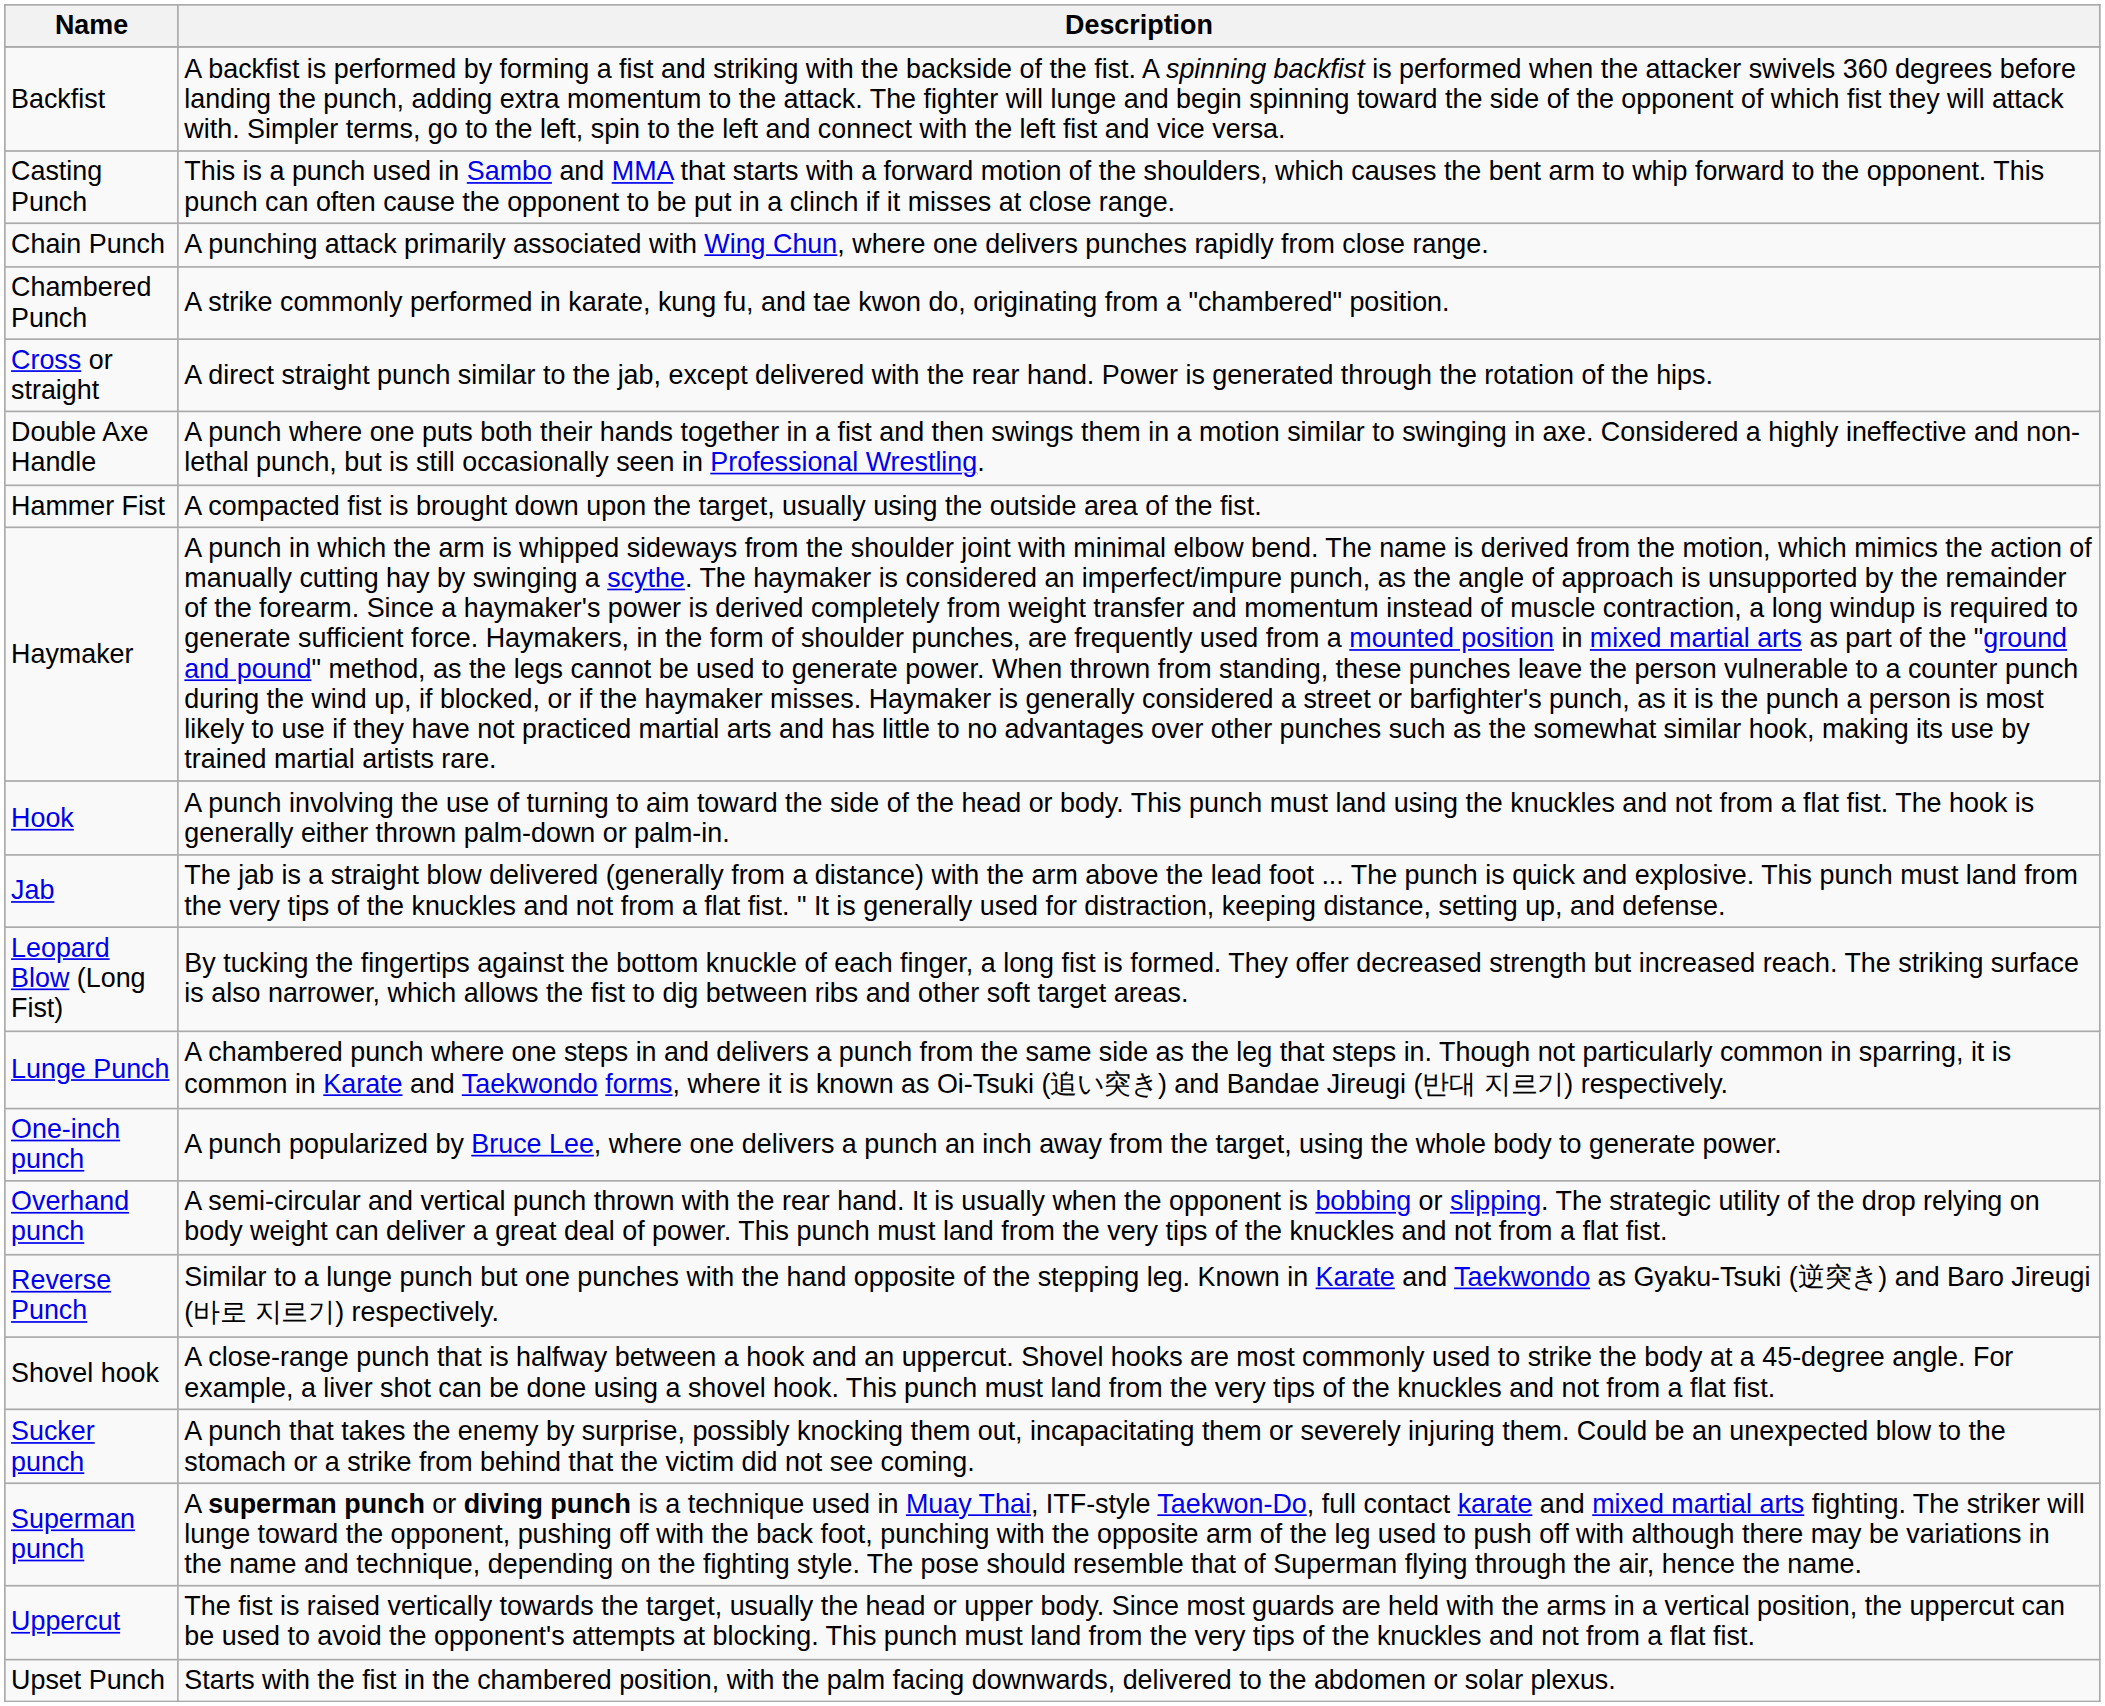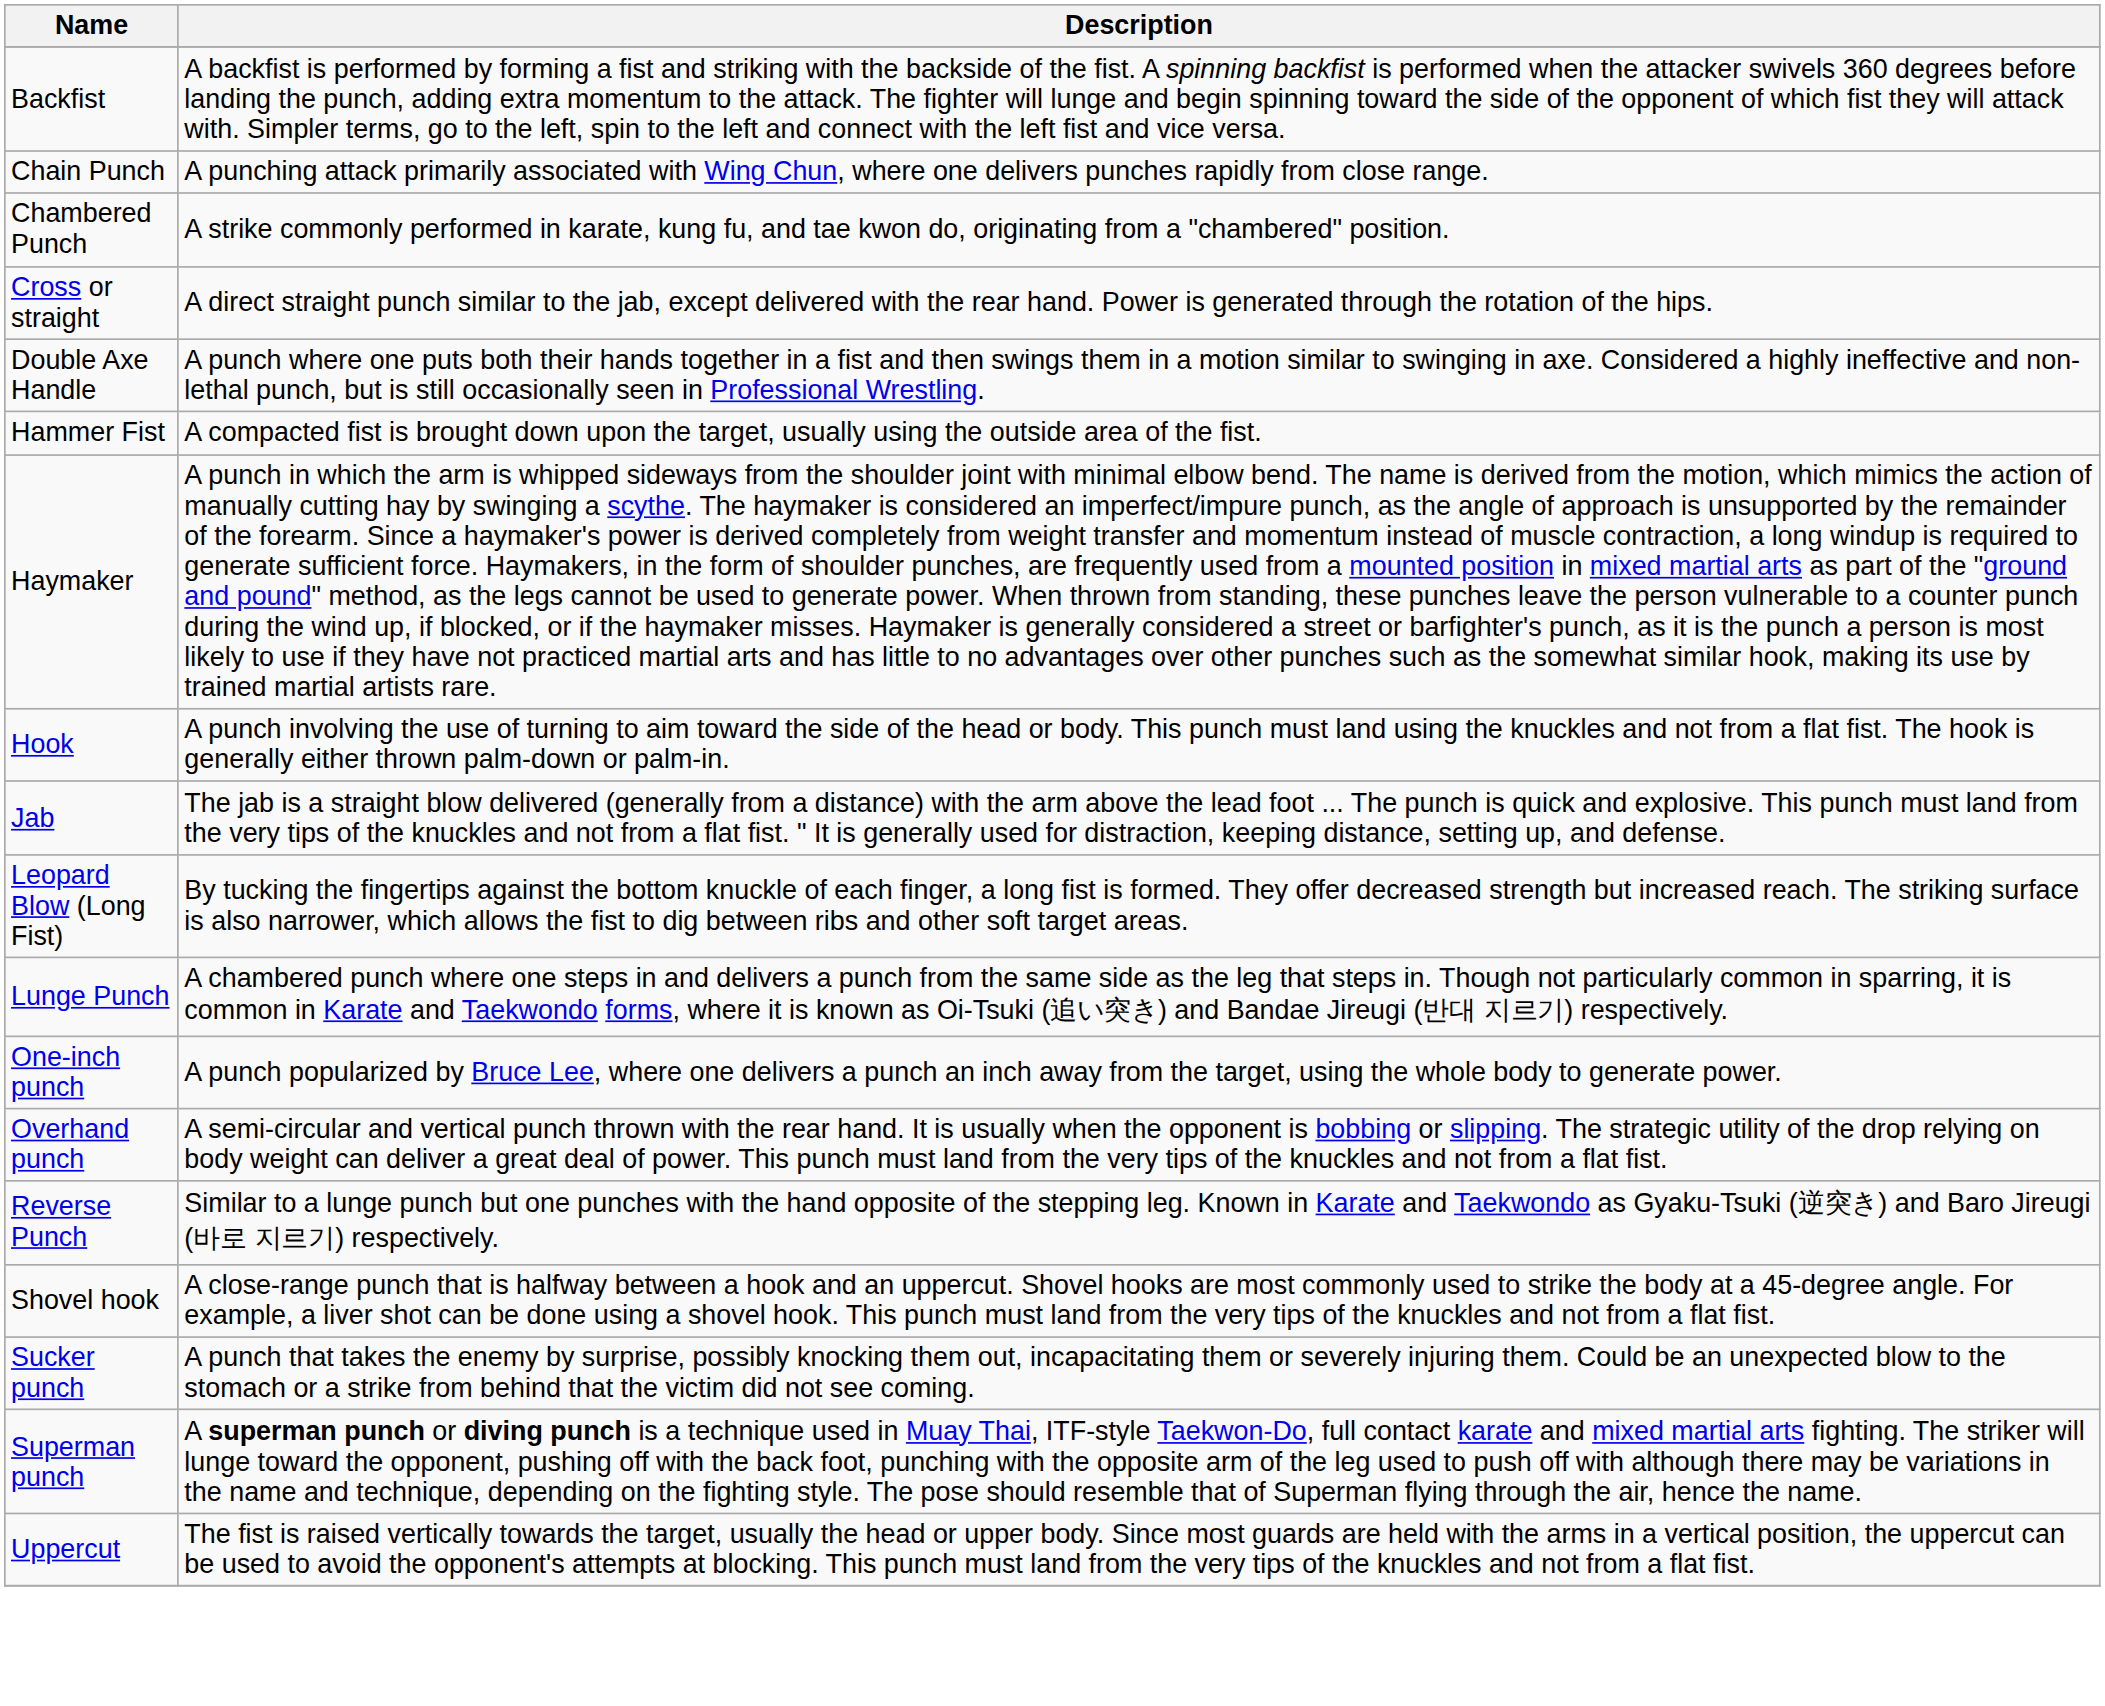- row: (57, 186)
- row: (88, 1679)
